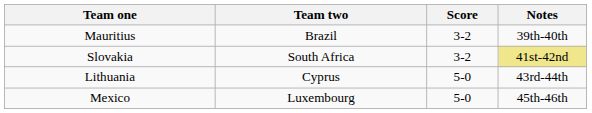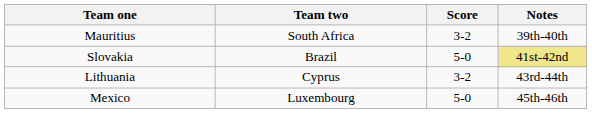(321, 35) Brazil -> (321, 35) South Africa
(321, 56) South Africa -> (321, 56) Brazil
(462, 56) 3-2 -> (462, 56) 5-0
(462, 77) 5-0 -> (462, 77) 3-2
